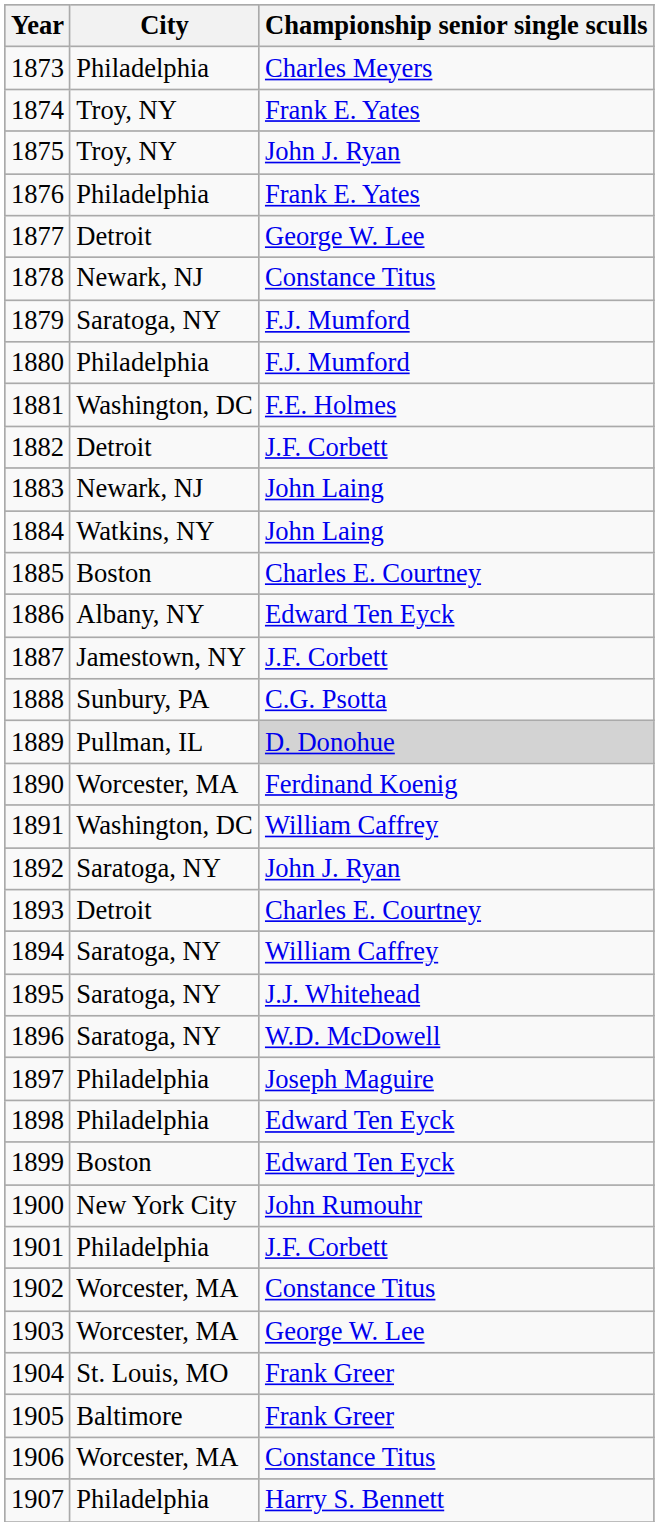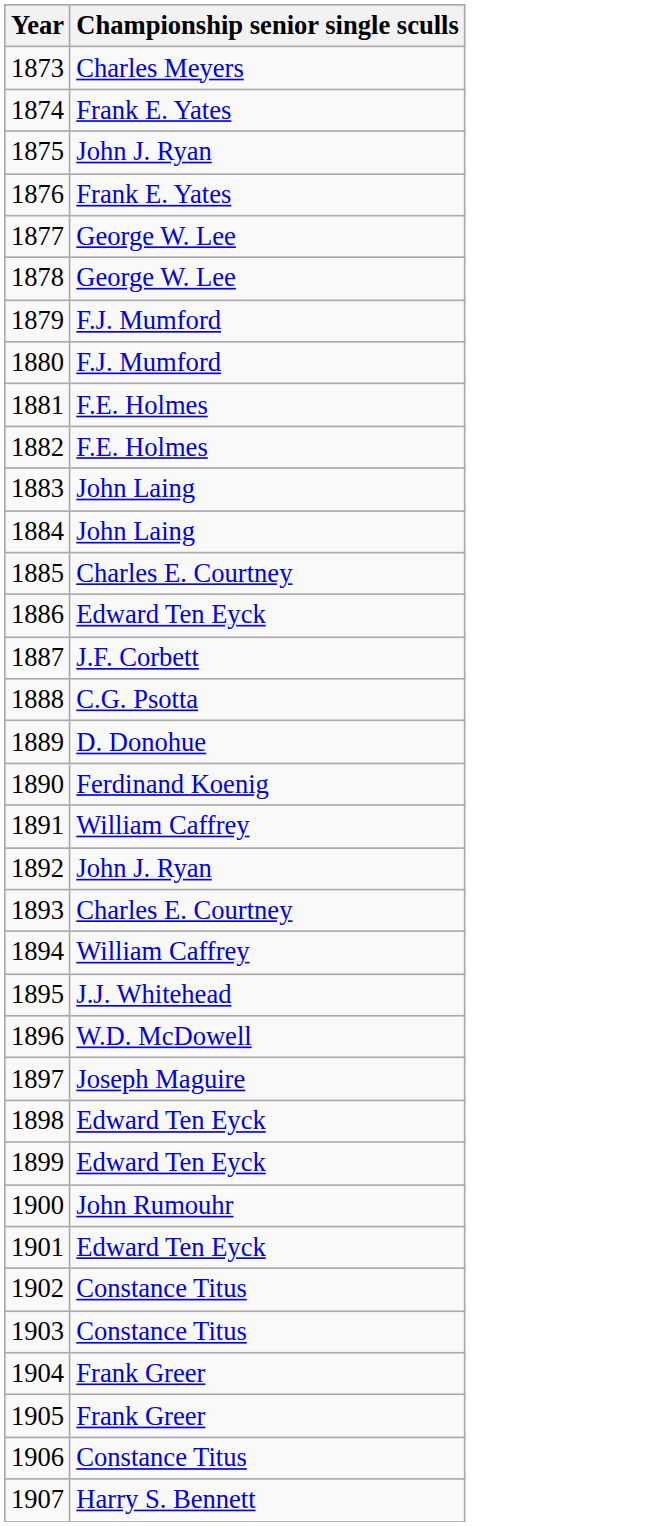- column: (165, 25)
(350, 278) Constance Titus -> (156, 278) George W. Lee
(326, 446) J.F. Corbett -> (142, 446) F.E. Holmes
(330, 741) lightgrey background -> (141, 741) no background
(326, 1247) J.F. Corbett -> (171, 1247) Edward Ten Eyck
(345, 1331) George W. Lee -> (162, 1331) Constance Titus
